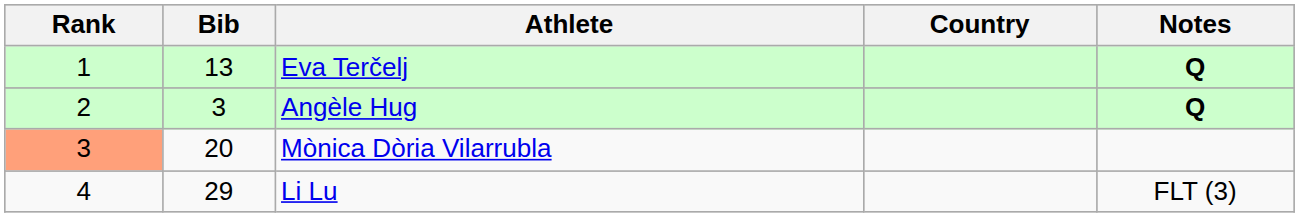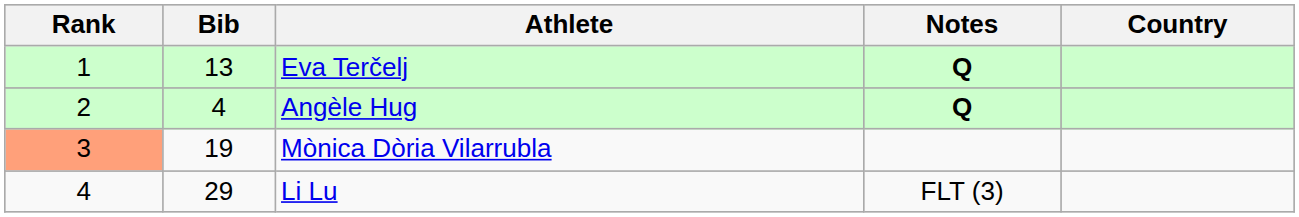columns swapped: (980, 25) <-> (1195, 25)
(219, 107) 3 -> (219, 107) 4
(219, 149) 20 -> (219, 149) 19
